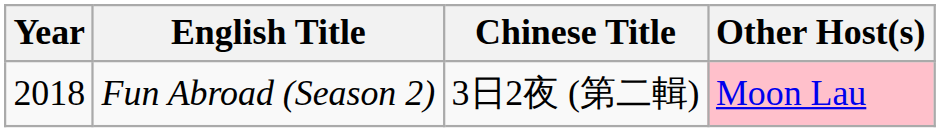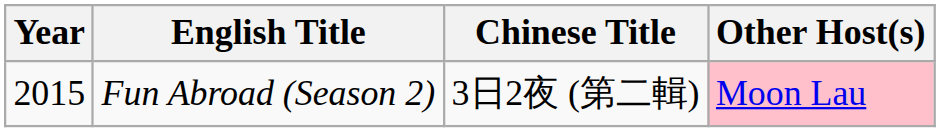(49, 93) 2018 -> (49, 93) 2015
